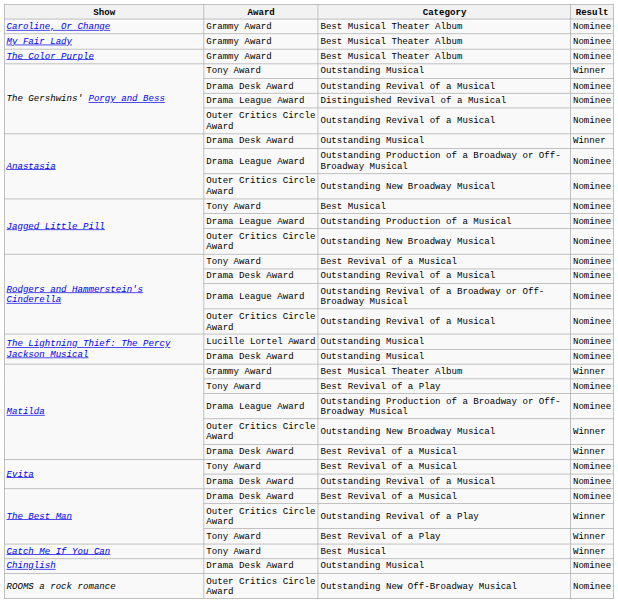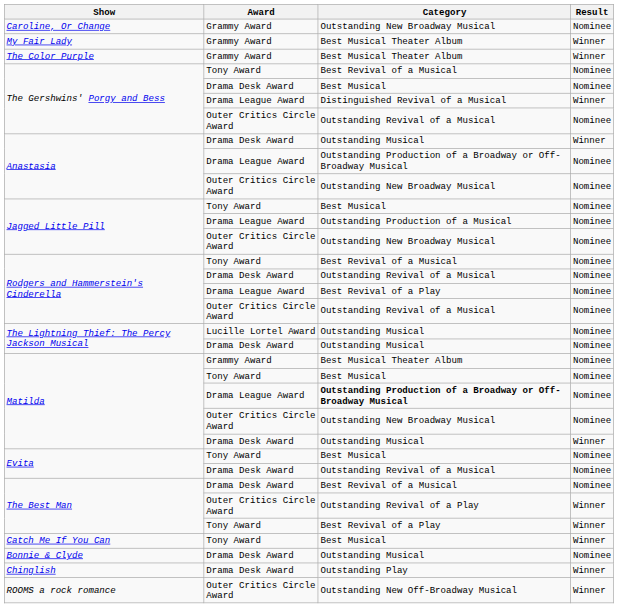(391, 27) Best Musical Theater Album -> (408, 27) Outstanding New Broadway Musical
(592, 41) Nominee -> (589, 41) Winner
(592, 56) Nominee -> (589, 56) Winner
(372, 71) Outstanding Musical -> (389, 71) Best Revival of a Musical
(589, 71) Winner -> (592, 71) Nominee
(408, 86) Outstanding Revival of a Musical -> (353, 86) Best Musical
(592, 101) Nominee -> (589, 101) Winner
(432, 296) Outstanding Revival of a Broadway or Off-Broadway Musical -> (381, 291) Best Revival of a Play
(589, 371) Winner -> (592, 361) Nominee
(381, 386) Best Revival of a Play -> (353, 376) Best Musical
(441, 406) normal -> (441, 396) bold
(589, 432) Winner -> (592, 421) Nominee
(389, 452) Best Revival of a Musical -> (372, 441) Outstanding Musical
(389, 467) Best Revival of a Musical -> (353, 456) Best Musical
+ row: (45, 556)
(372, 566) Outstanding Musical -> (364, 570) Outstanding Play
(592, 566) Nominee -> (589, 570) Winner
(592, 586) Nominee -> (589, 590) Winner
